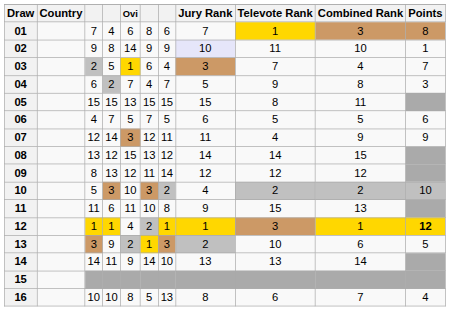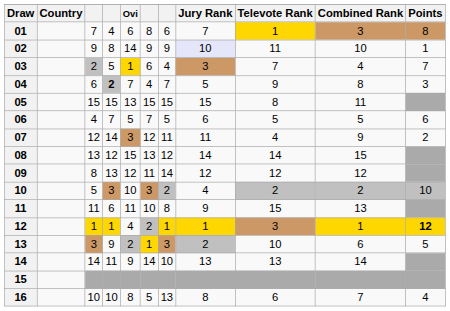(111, 84) normal -> (111, 84) bold
(425, 137) 9 -> (425, 137) 2
